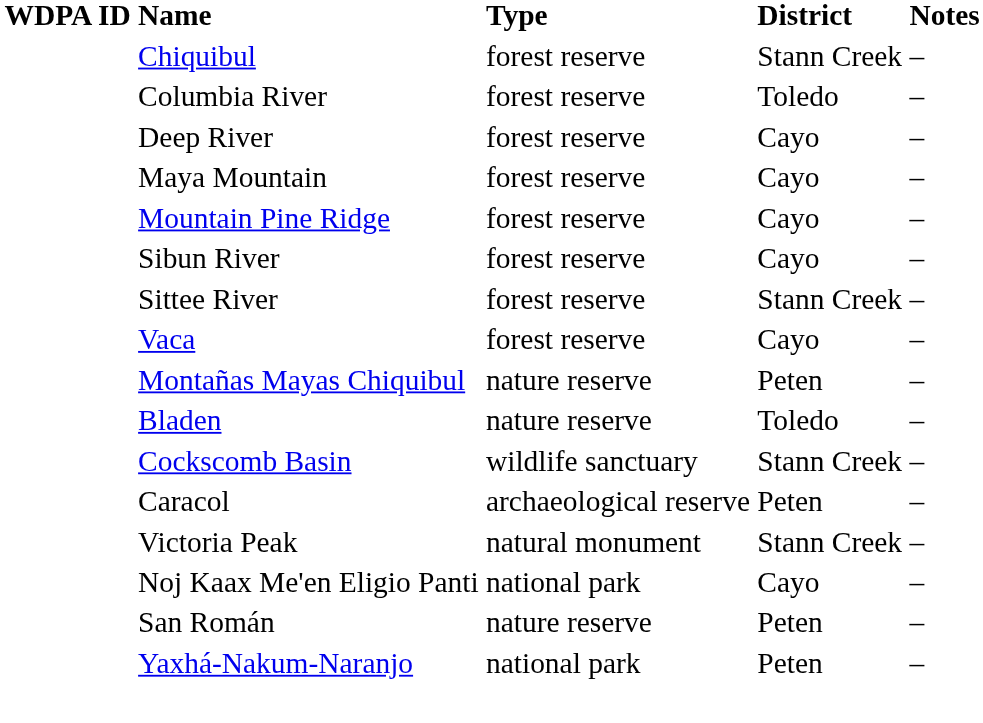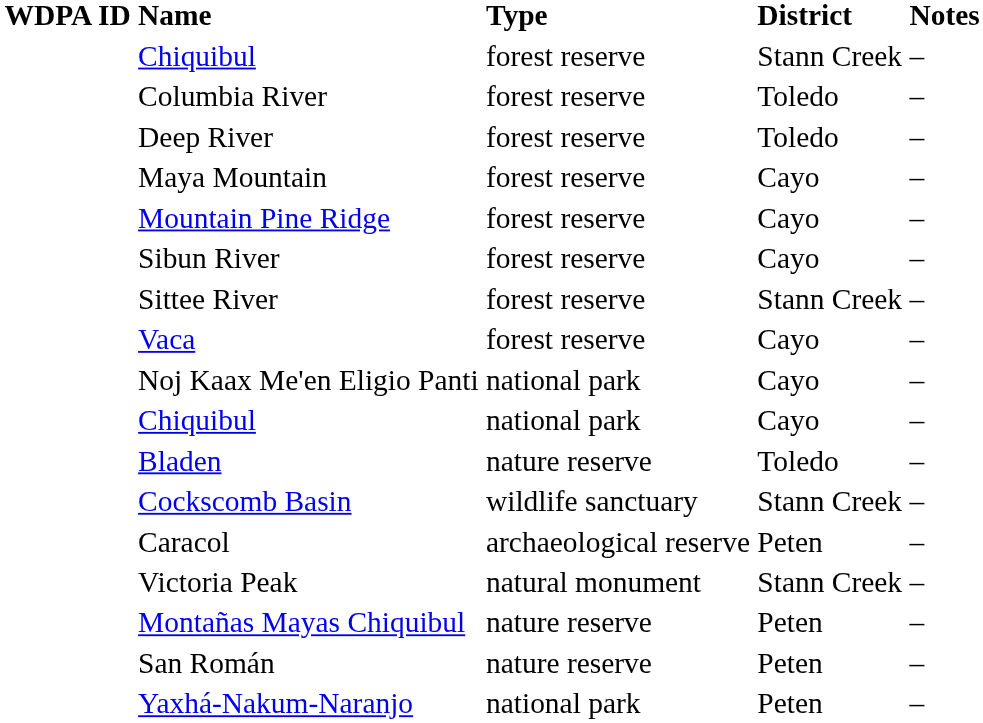(788, 137) Cayo -> (798, 137) Toledo
rows swapped: (308, 582) <-> (302, 379)
+ row: (197, 420)
